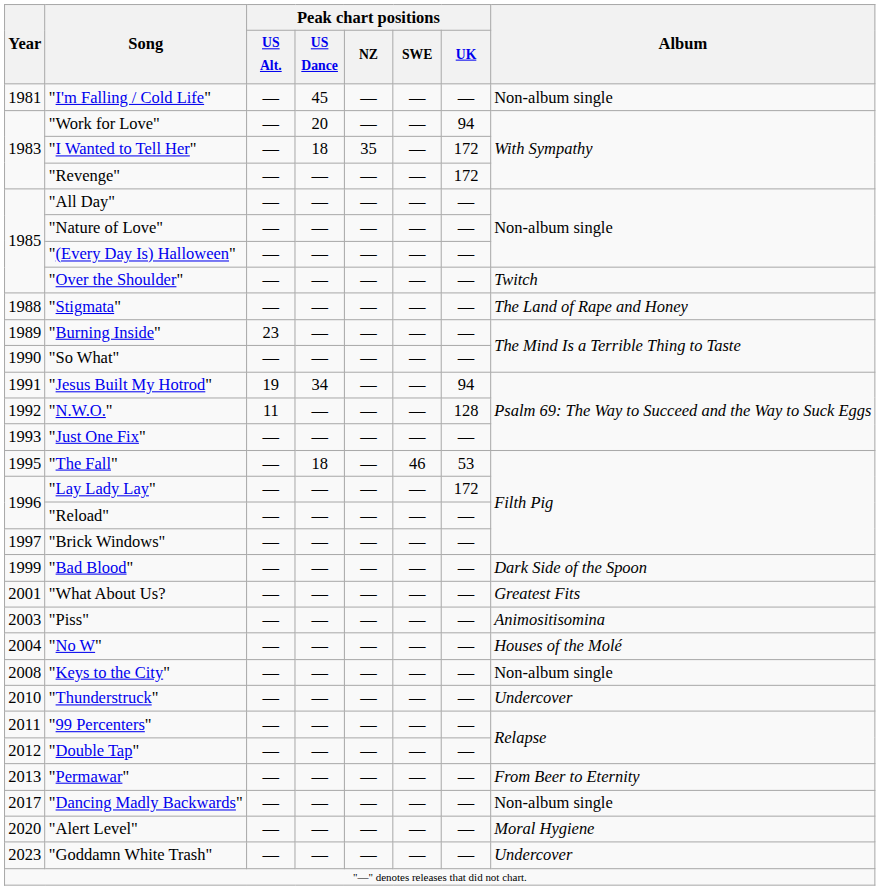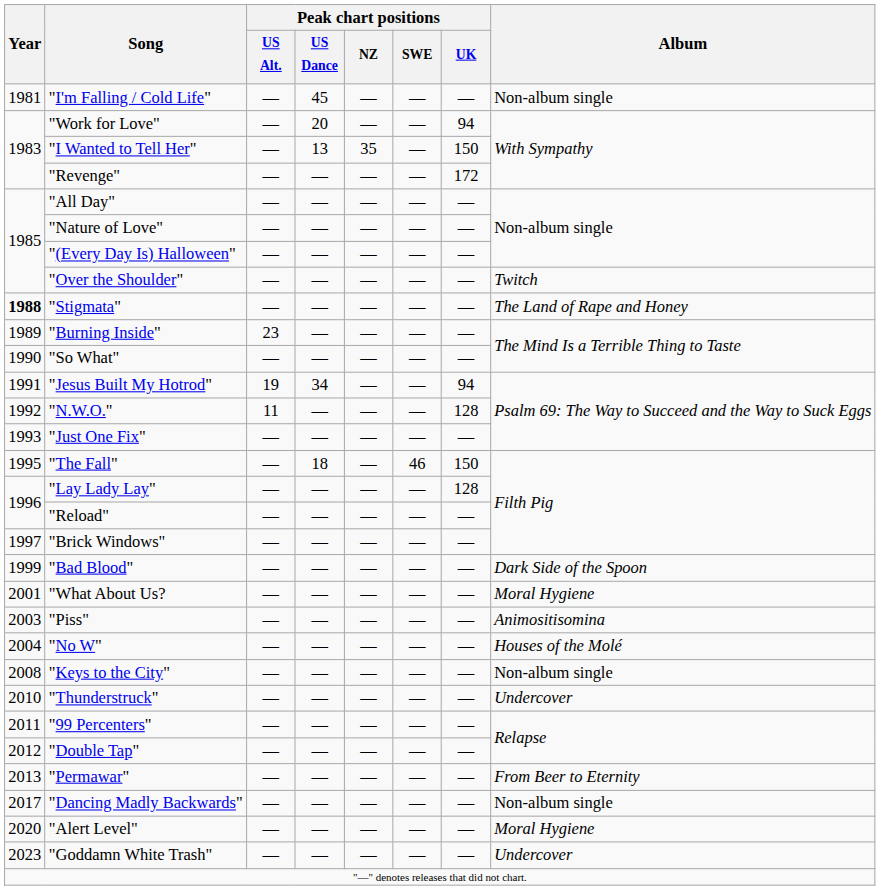(320, 149) 18 -> (320, 149) 13
(466, 149) 172 -> (466, 149) 150
(25, 306) normal -> (25, 306) bold
(466, 463) 53 -> (466, 463) 150
(466, 489) 172 -> (466, 489) 128
(537, 593) Greatest Fits -> (544, 593) Moral Hygiene
